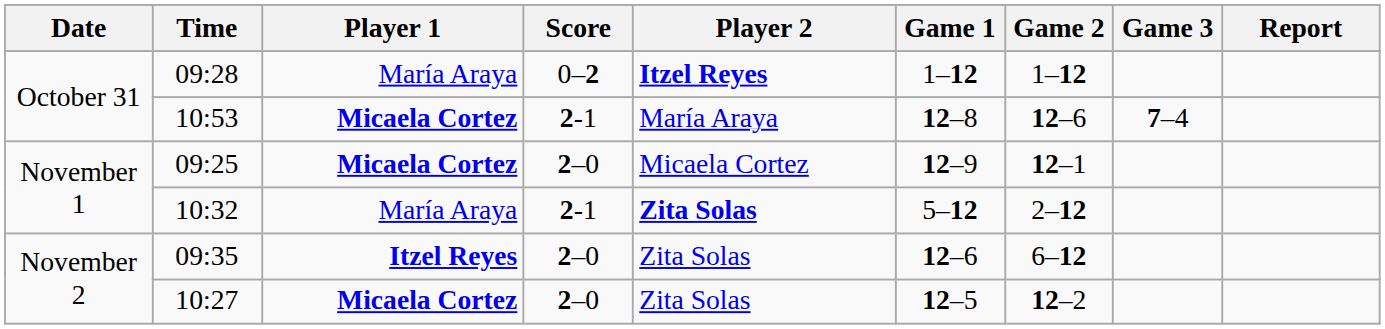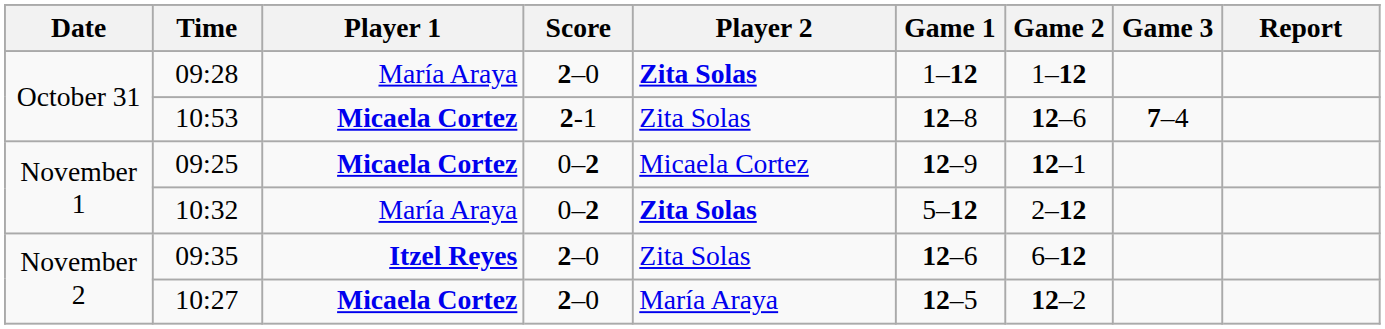(578, 73) 0–2 -> (578, 73) 2–0
(703, 73) Itzel Reyes -> (698, 73) Zita Solas
(709, 118) María Araya -> (695, 118) Zita Solas
(578, 164) 2–0 -> (578, 164) 0–2
(578, 210) 2-1 -> (578, 210) 0–2
(695, 301) Zita Solas -> (709, 301) María Araya
